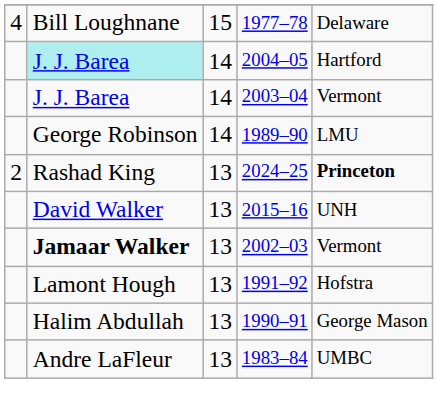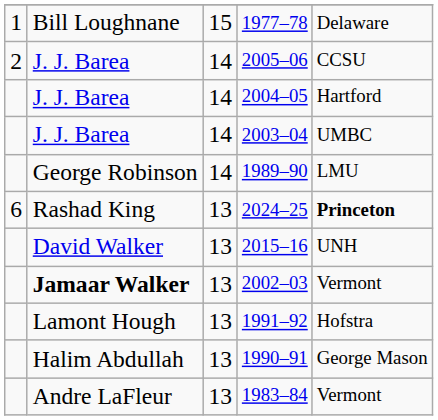(16, 23) 4 -> (16, 23) 1
+ row: (275, 60)
(81, 60) paleturquoise background -> (81, 97) no background
(349, 97) Vermont -> (344, 135) UMBC
(16, 172) 2 -> (16, 209) 6
(344, 358) UMBC -> (349, 396) Vermont
